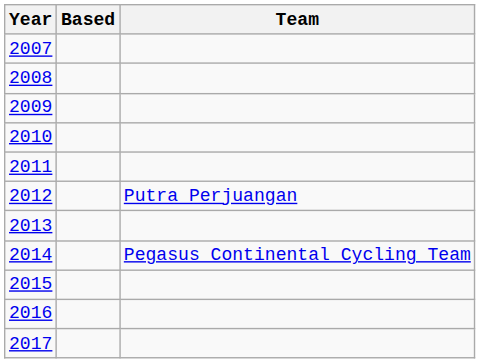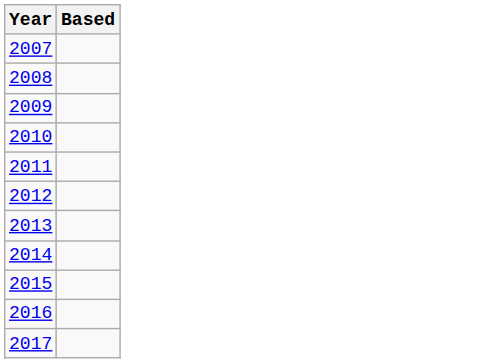- column: (297, 19)
